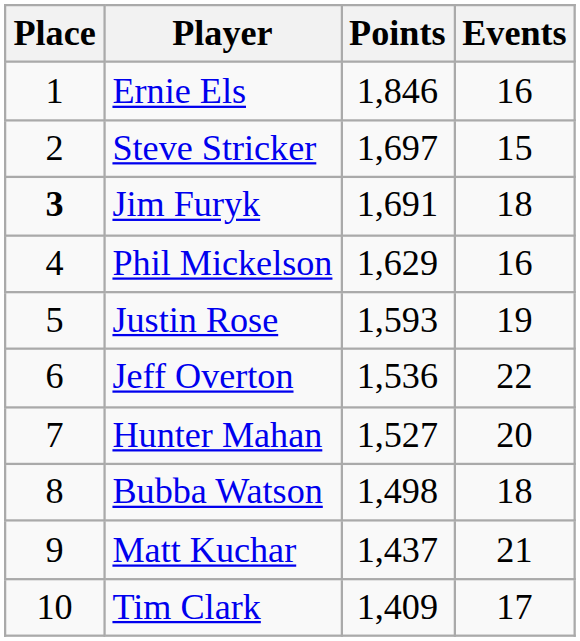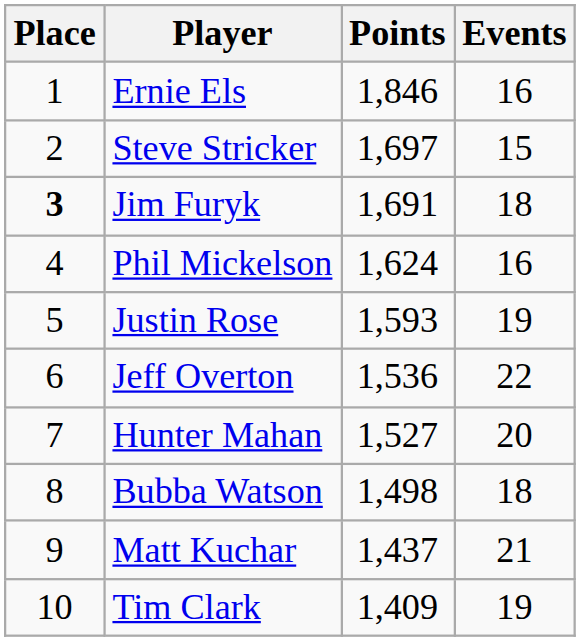(397, 262) 1,629 -> (397, 262) 1,624
(514, 606) 17 -> (514, 606) 19
